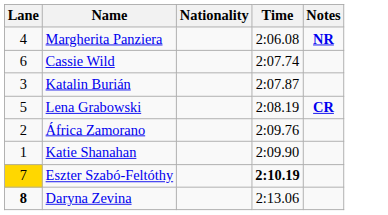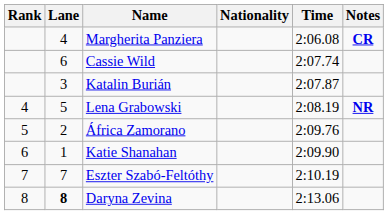+ column: (25, 15)
(323, 38) NR -> (363, 38) CR
(323, 107) CR -> (363, 107) NR
(23, 175) gold background -> (64, 175) no background
(277, 175) bold -> (317, 175) normal
